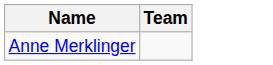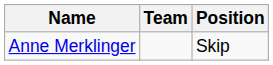+ column: (230, 18)
